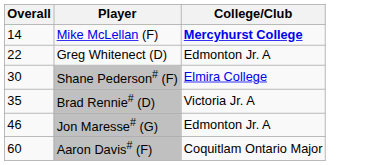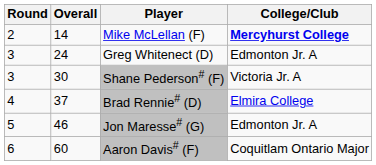+ column: (28, 14)
(14, 55) 22 -> (61, 55) 24
(225, 77) Elmira College -> (266, 77) Victoria Jr. A
(14, 101) 35 -> (61, 101) 37
(219, 101) Victoria Jr. A -> (272, 101) Elmira College
